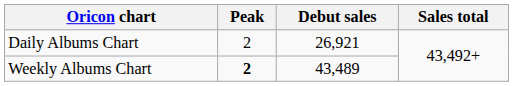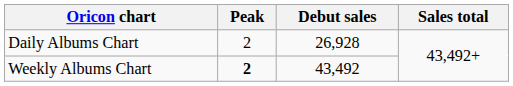(337, 42) 26,921 -> (337, 42) 26,928
(337, 68) 43,489 -> (337, 68) 43,492
